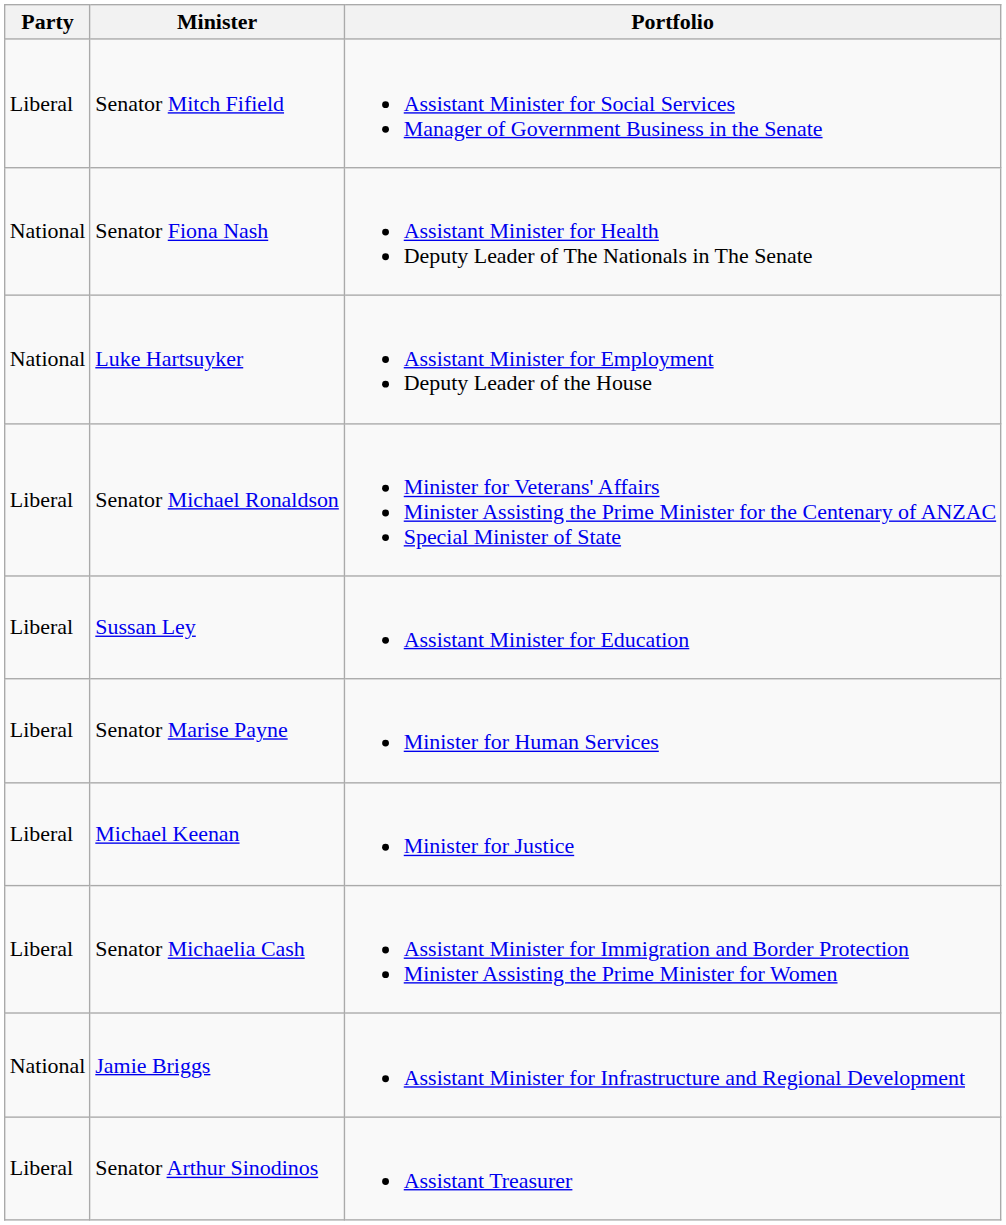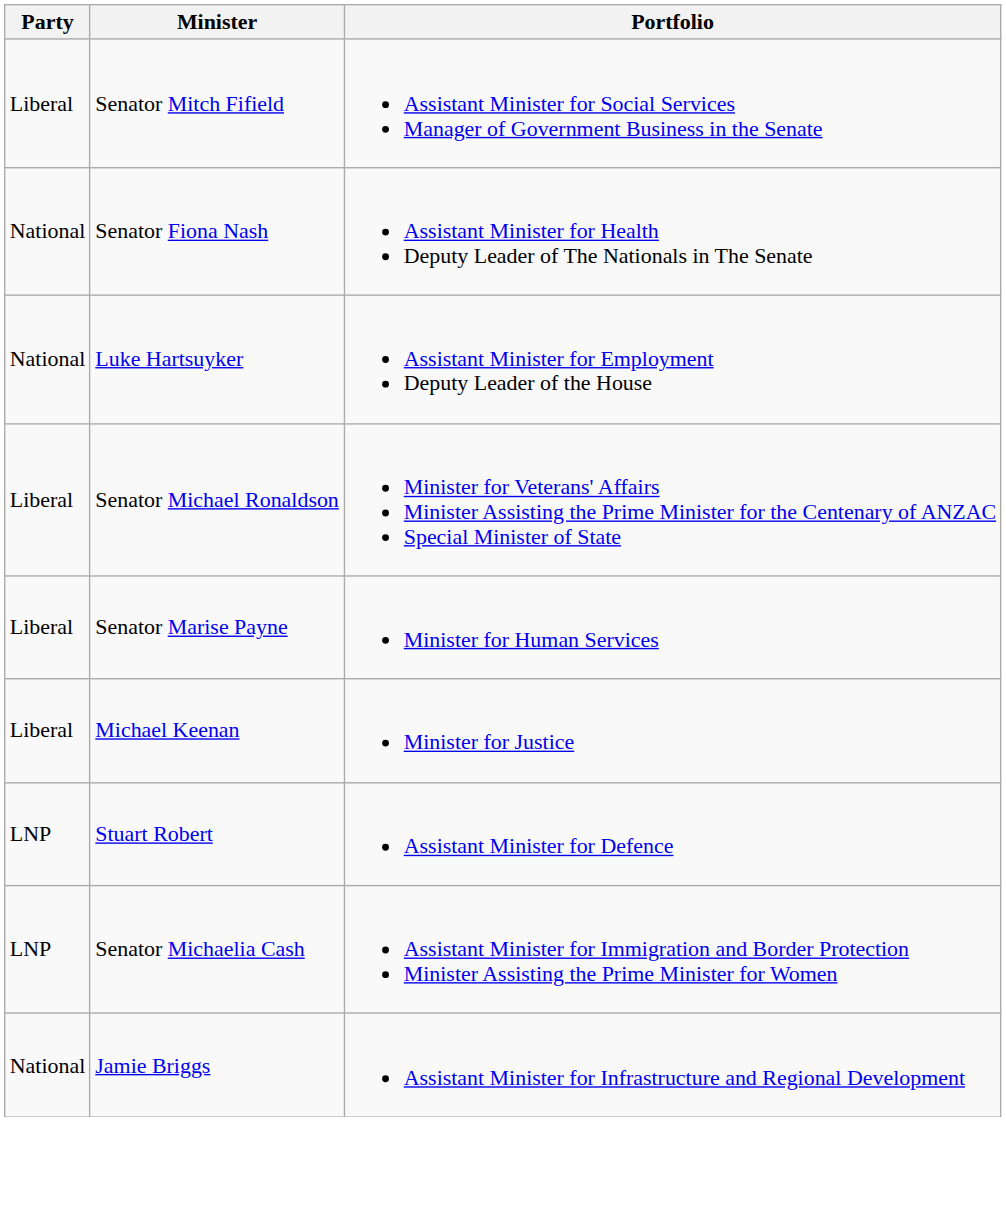- row: (146, 627)
+ row: (154, 833)
(41, 949) Liberal -> (30, 949) LNP
- row: (207, 1168)
